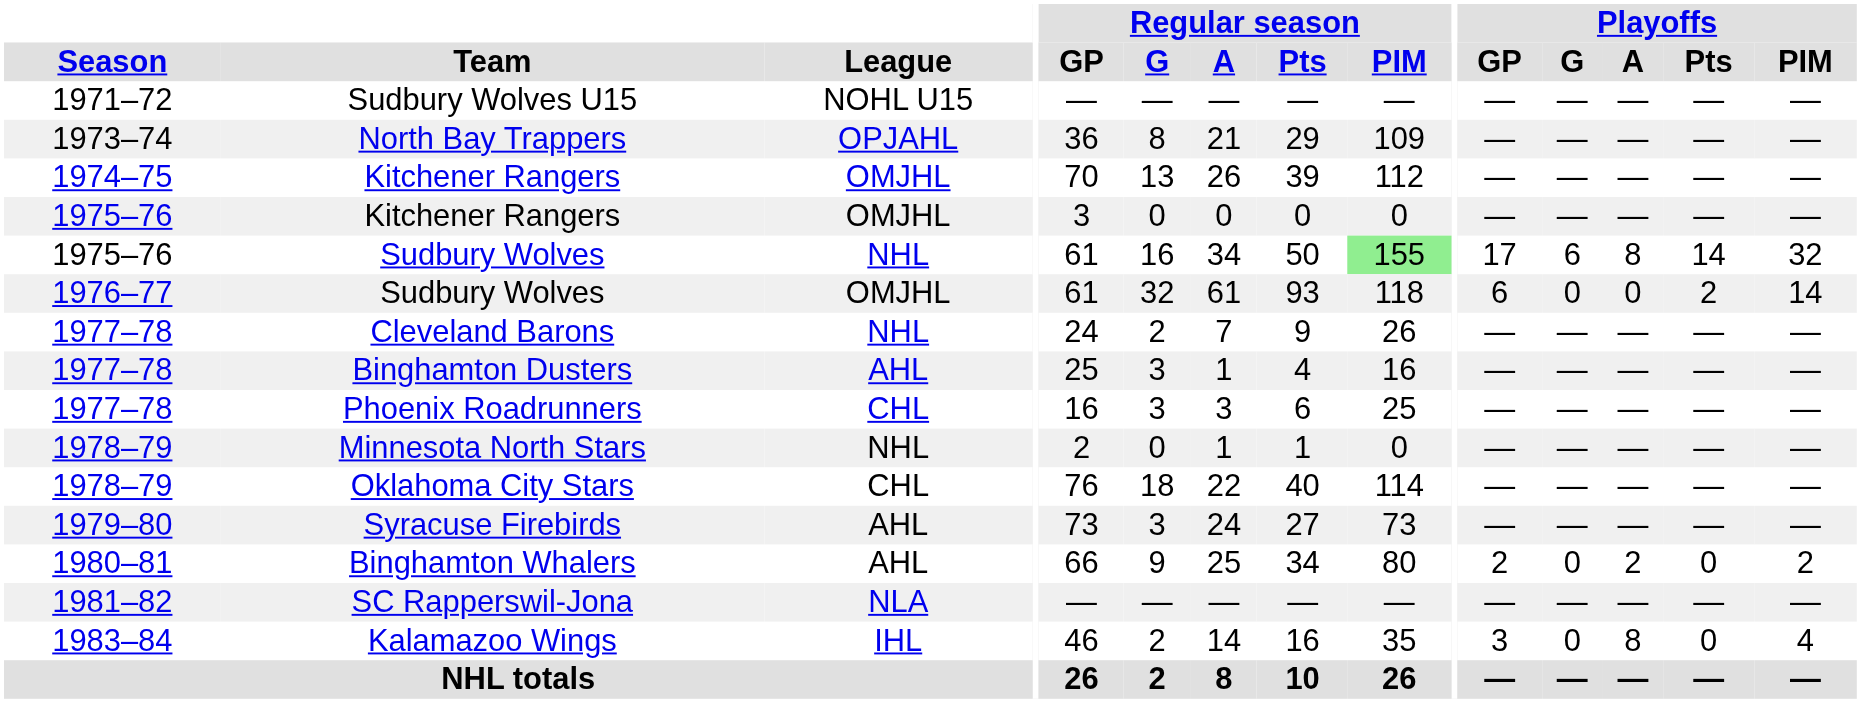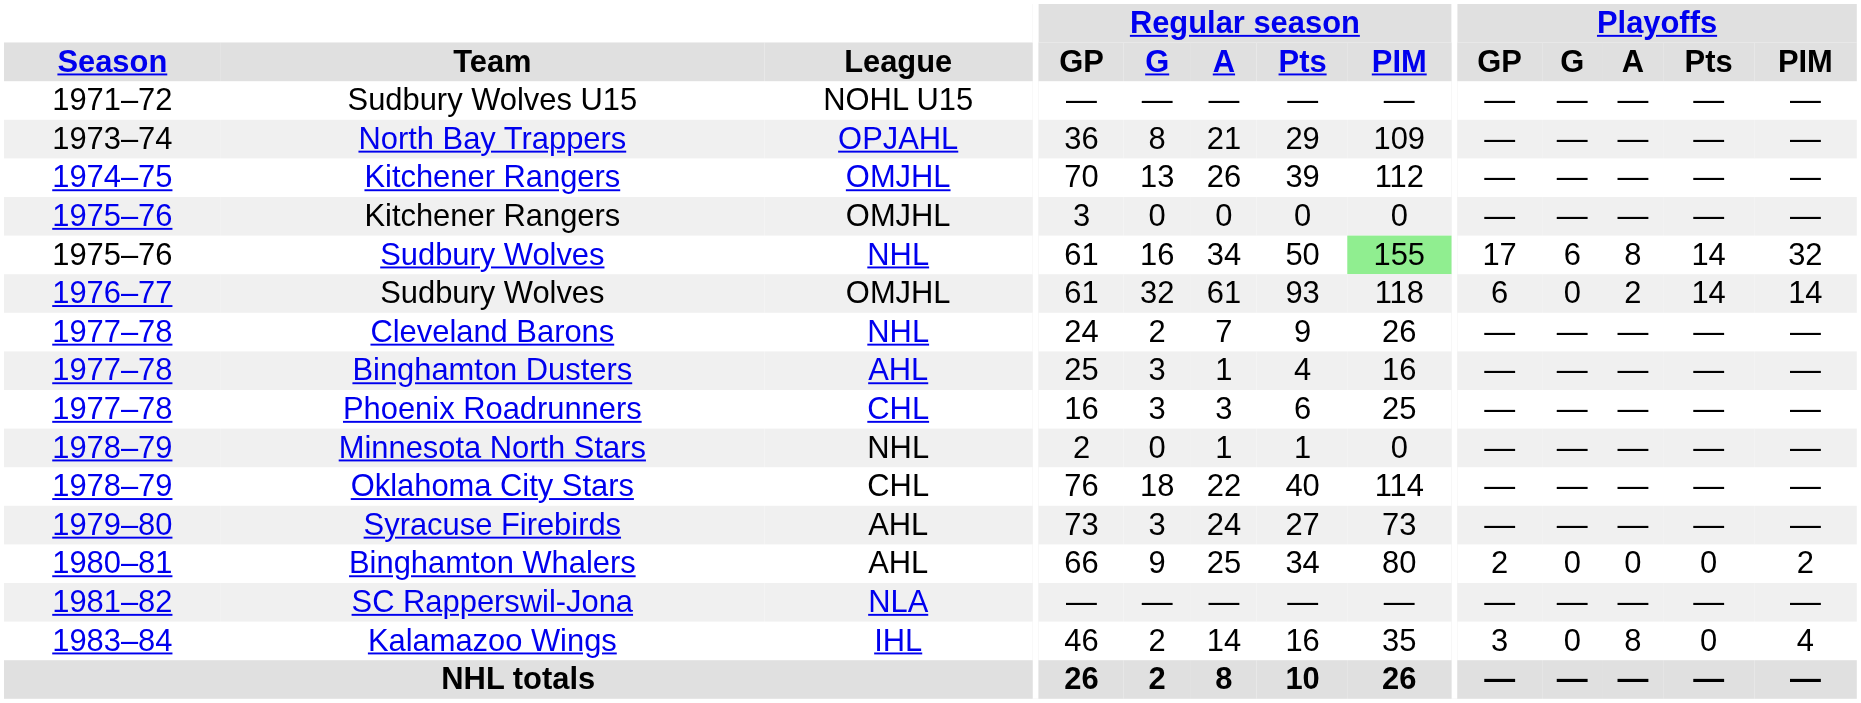(1633, 293) 0 -> (1633, 293) 2
(1709, 293) 2 -> (1709, 293) 14
(1633, 563) 2 -> (1633, 563) 0
